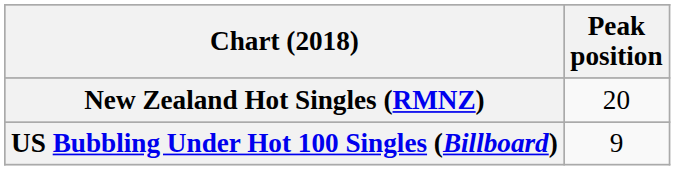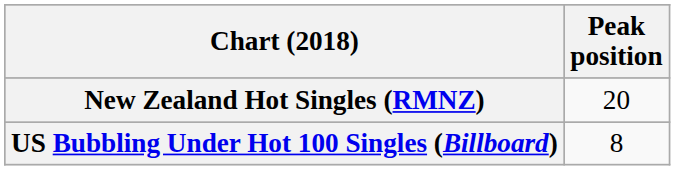(616, 142) 9 -> (616, 142) 8
